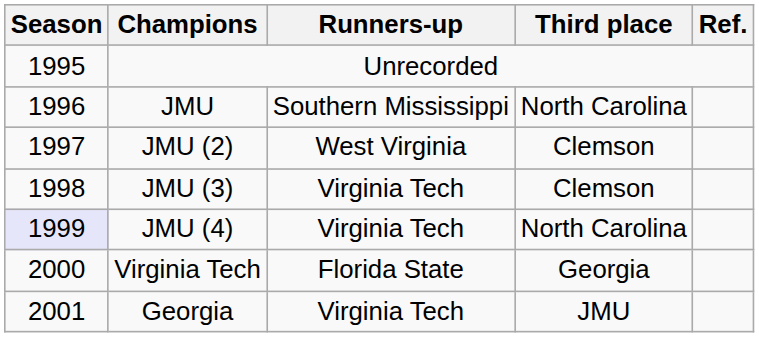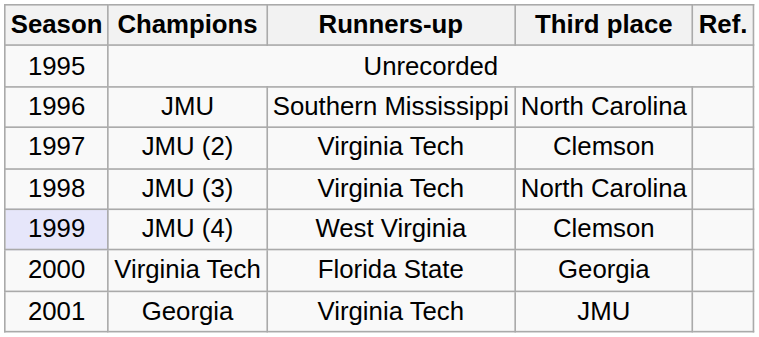(391, 147) West Virginia -> (391, 147) Virginia Tech
(604, 188) Clemson -> (604, 188) North Carolina
(391, 229) Virginia Tech -> (391, 229) West Virginia
(604, 229) North Carolina -> (604, 229) Clemson
